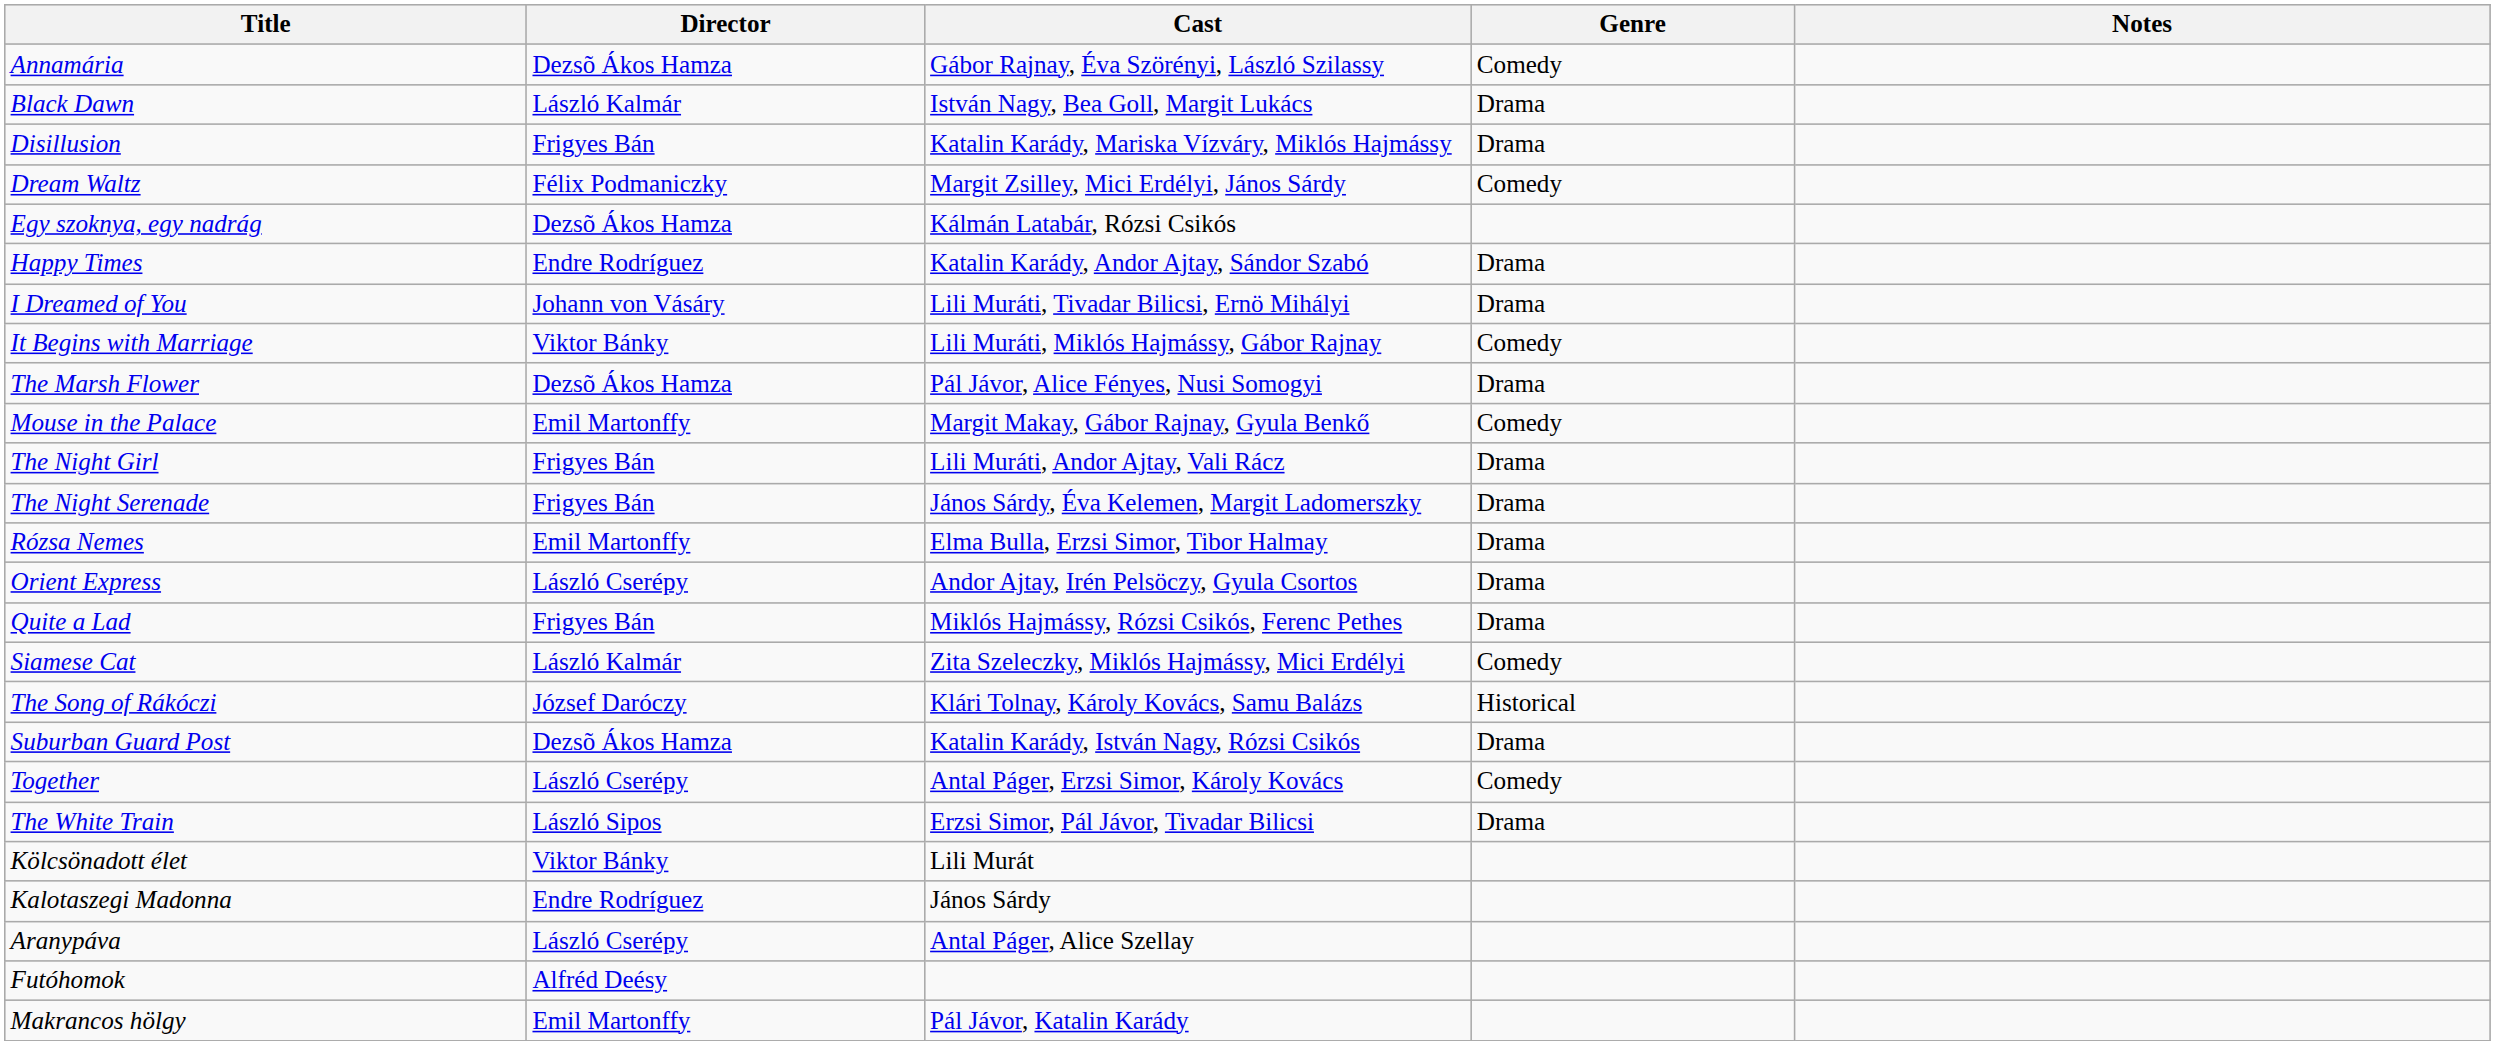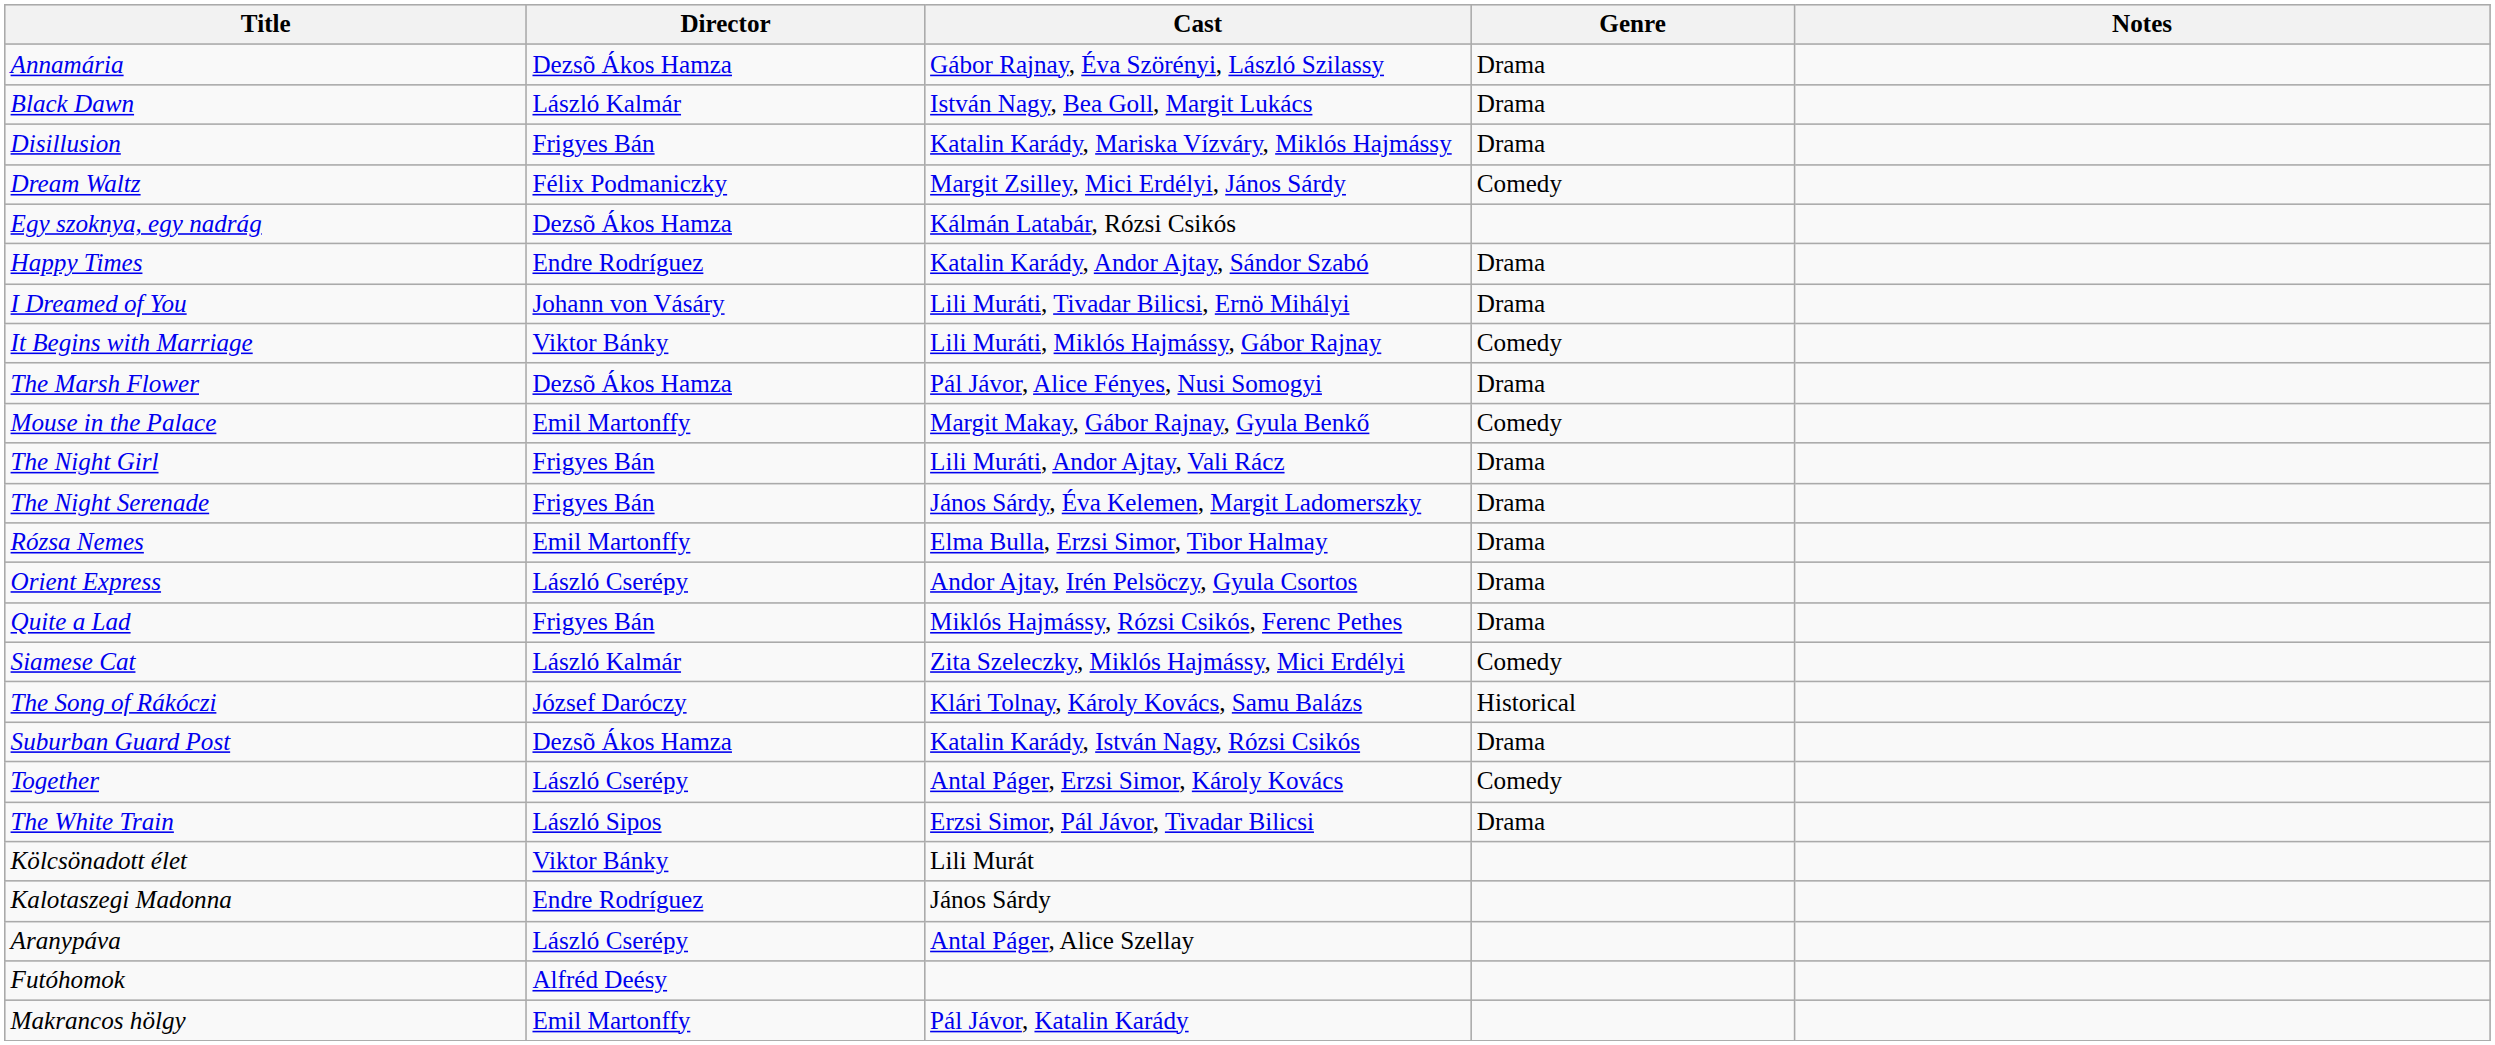(1519, 64) Comedy -> (1511, 64) Drama
